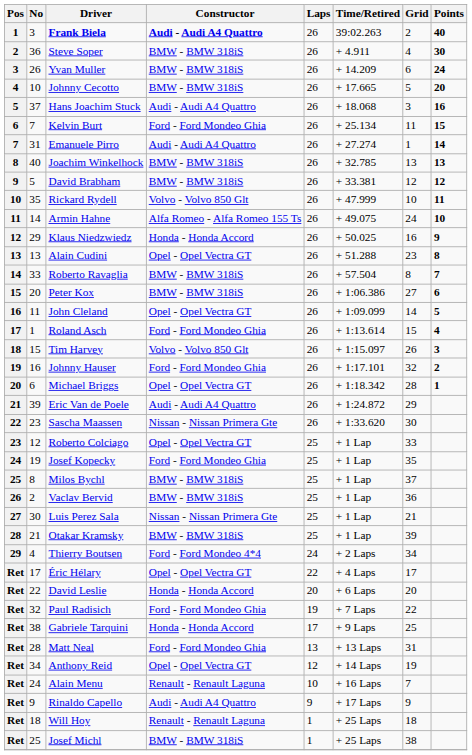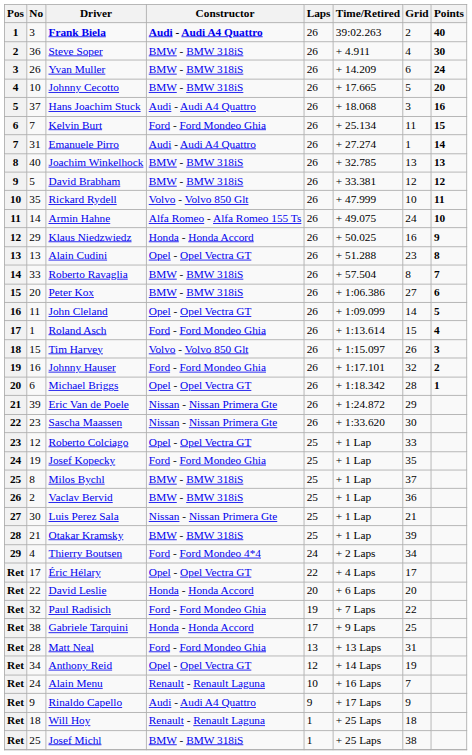(202, 404) Audi - Audi A4 Quattro -> (213, 404) Nissan - Nissan Primera Gte
